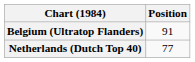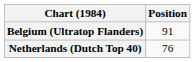(168, 48) 77 -> (168, 48) 76
